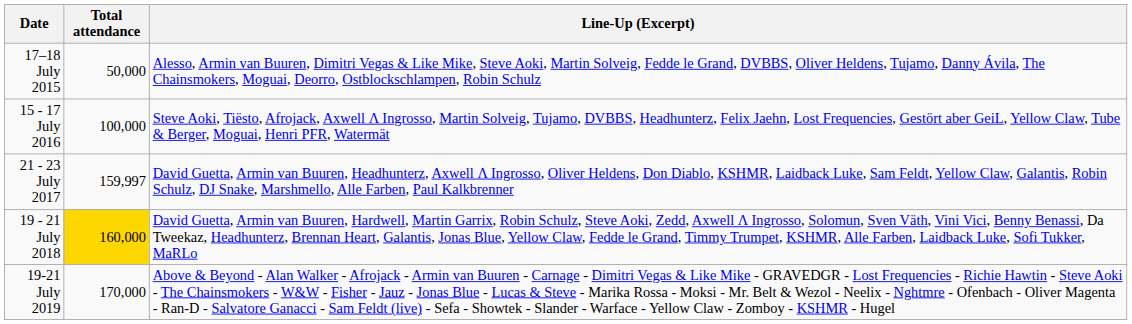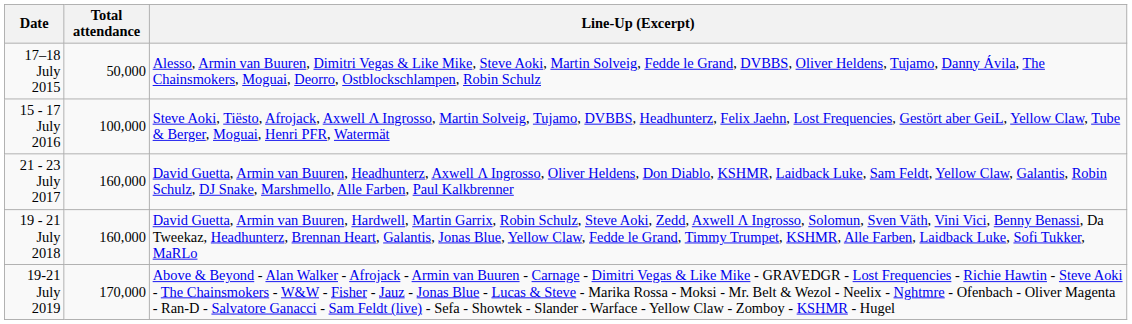(123, 181) 159,997 -> (123, 181) 160,000
(123, 236) gold background -> (123, 236) no background
